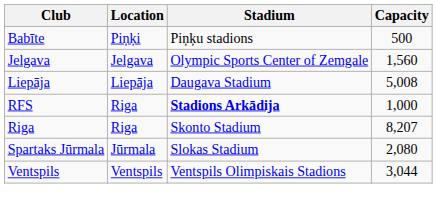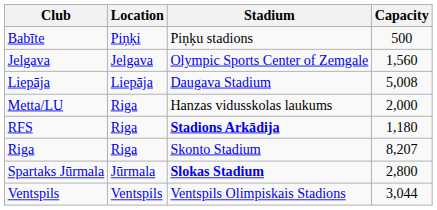+ row: (35, 104)
(402, 104) 1,000 -> (402, 127) 1,180
(214, 149) normal -> (217, 171) bold
(402, 149) 2,080 -> (402, 171) 2,800
